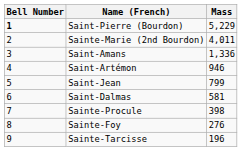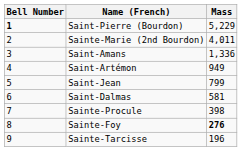(217, 68) 946 -> (217, 68) 949
(217, 125) normal -> (217, 125) bold
